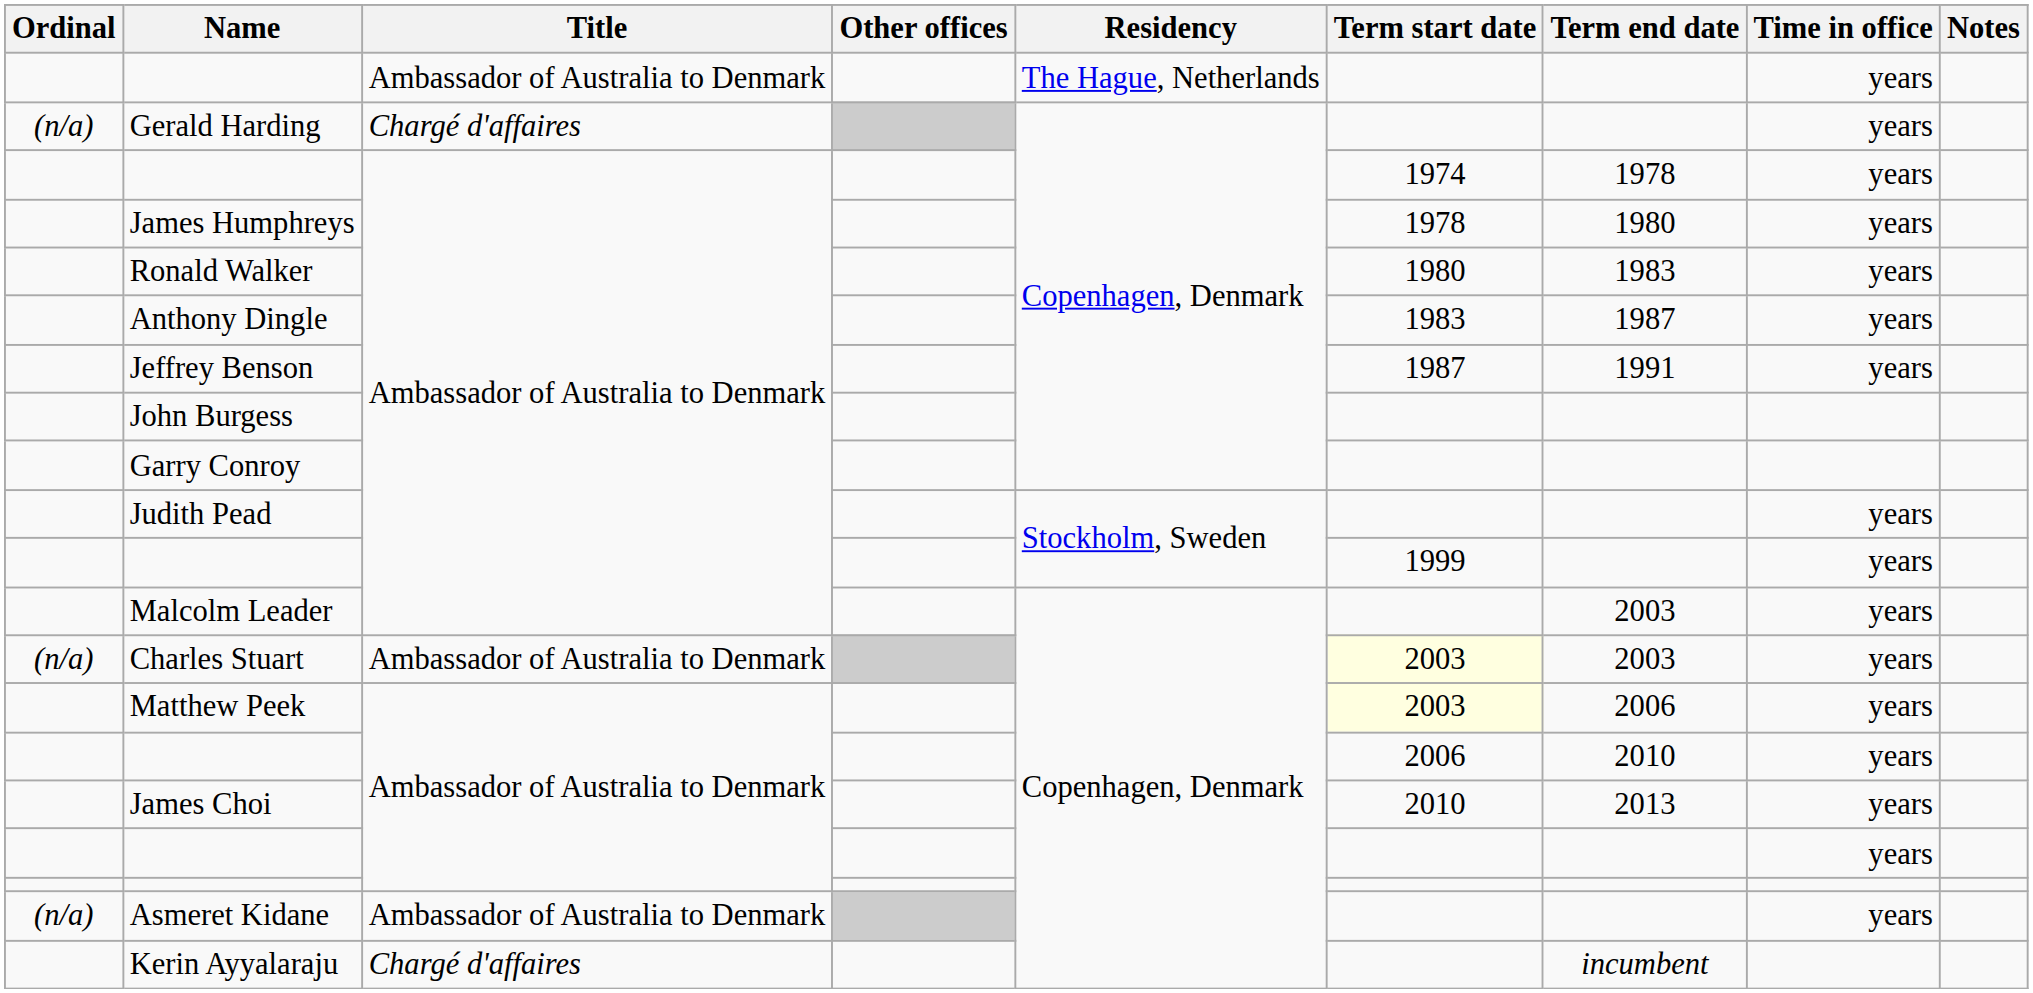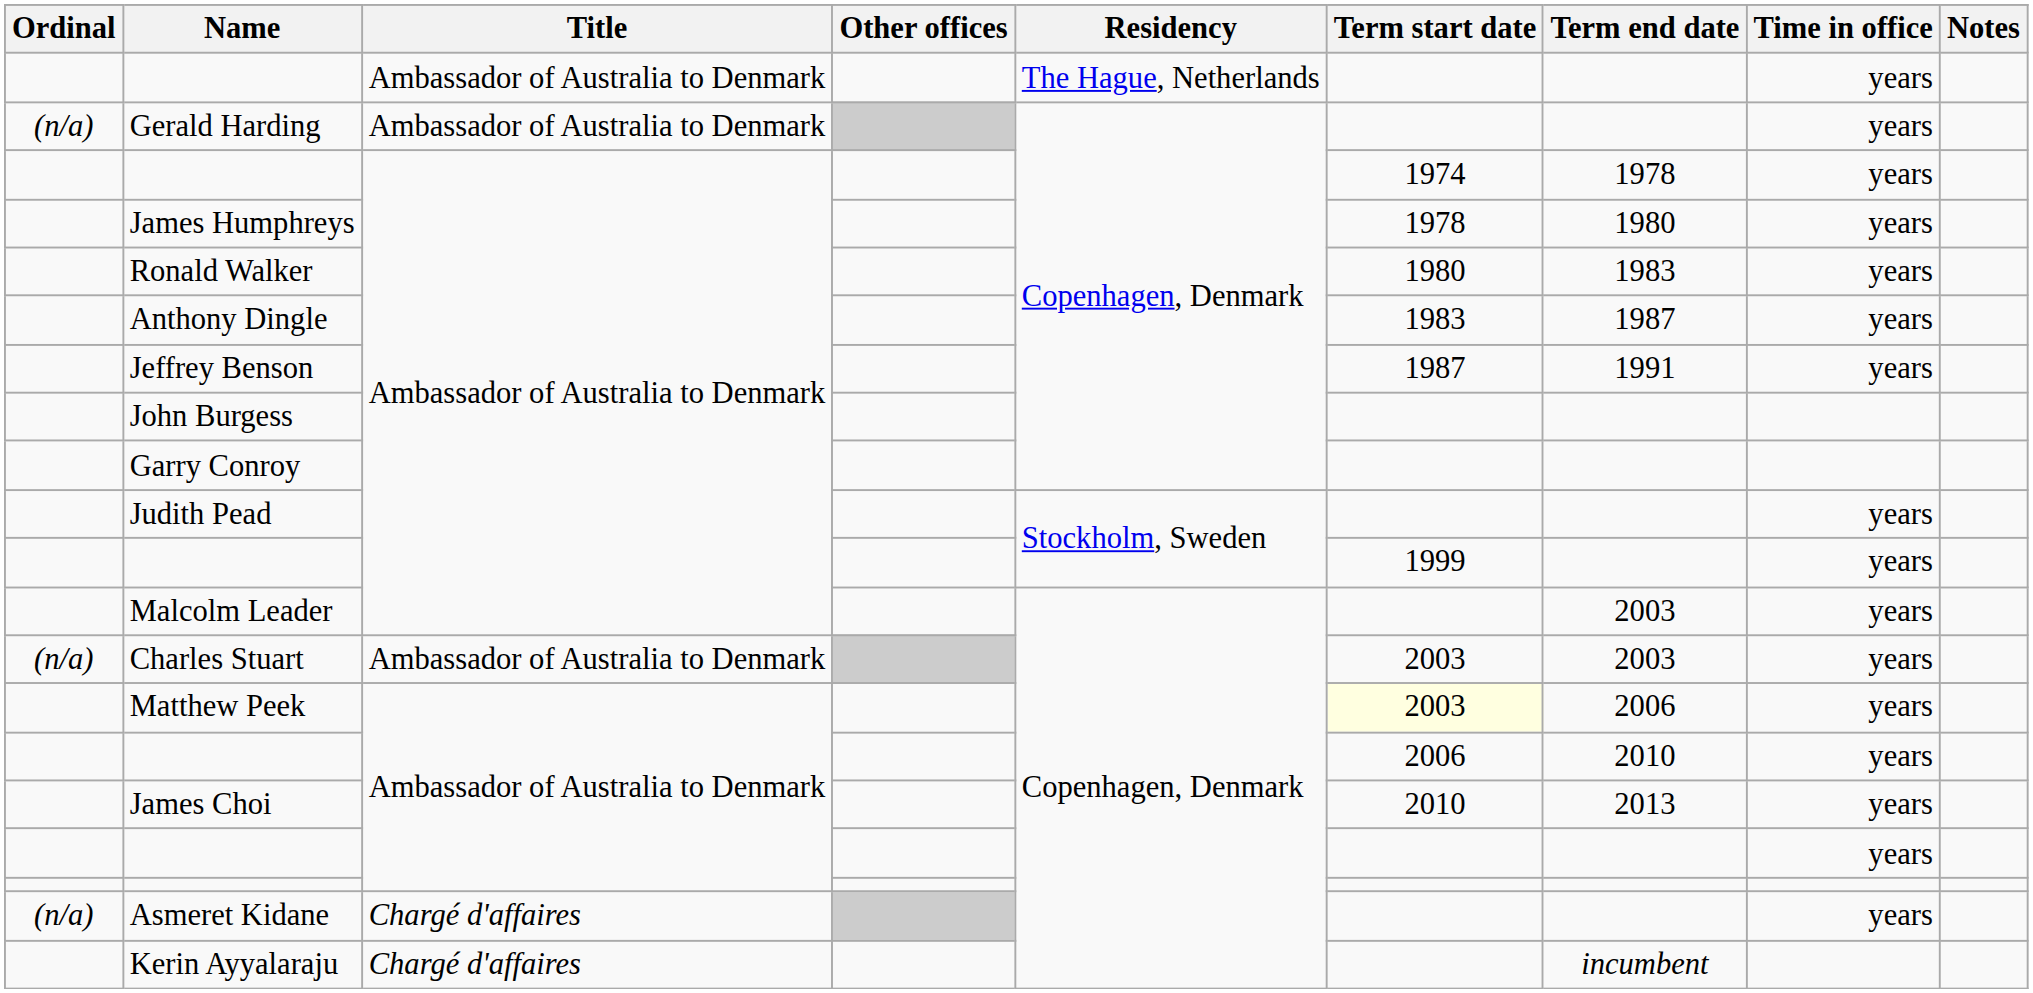(475, 125) Chargé d'affaires -> (597, 125) Ambassador of Australia to Denmark
(1435, 658) lightyellow background -> (1435, 658) no background
(597, 915) Ambassador of Australia to Denmark -> (475, 915) Chargé d'affaires
